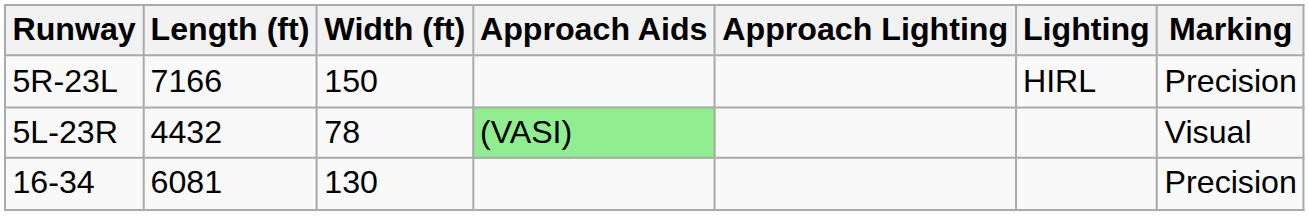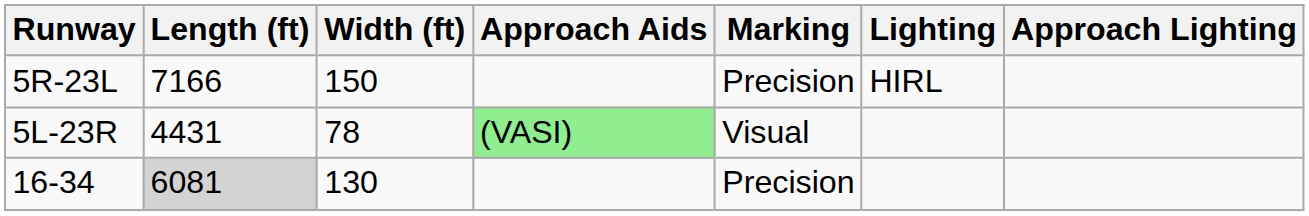columns swapped: (865, 30) <-> (1231, 30)
(186, 132) 4432 -> (186, 132) 4431
(186, 183) no background -> (186, 183) lightgrey background
